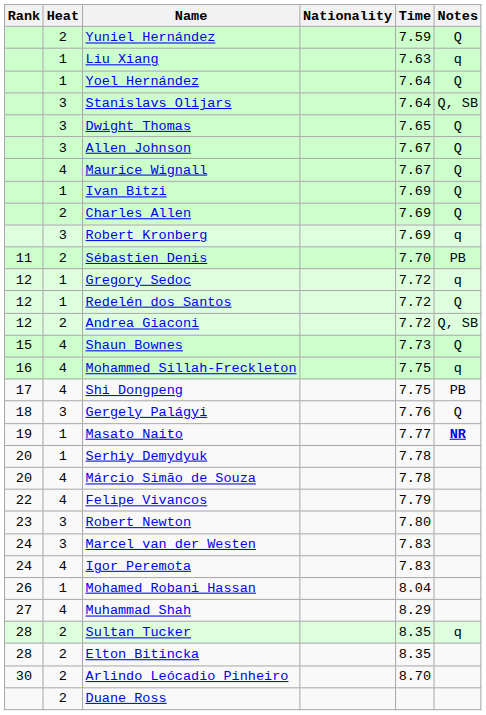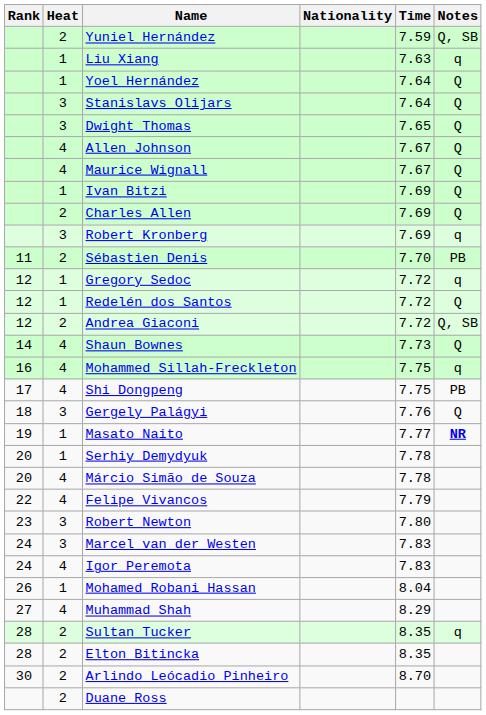(458, 38) Q -> (458, 38) Q, SB
(458, 104) Q, SB -> (458, 104) Q
(63, 148) 3 -> (63, 148) 4
(24, 346) 15 -> (24, 346) 14
